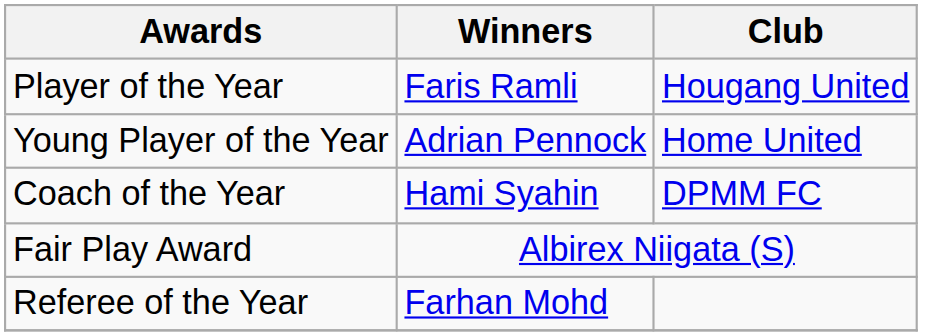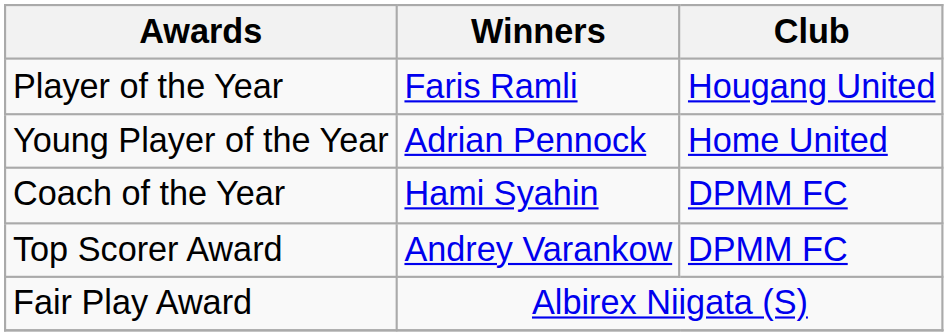+ row: (148, 248)
- row: (161, 303)
